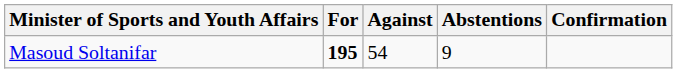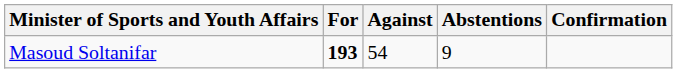(342, 51) 195 -> (342, 51) 193
